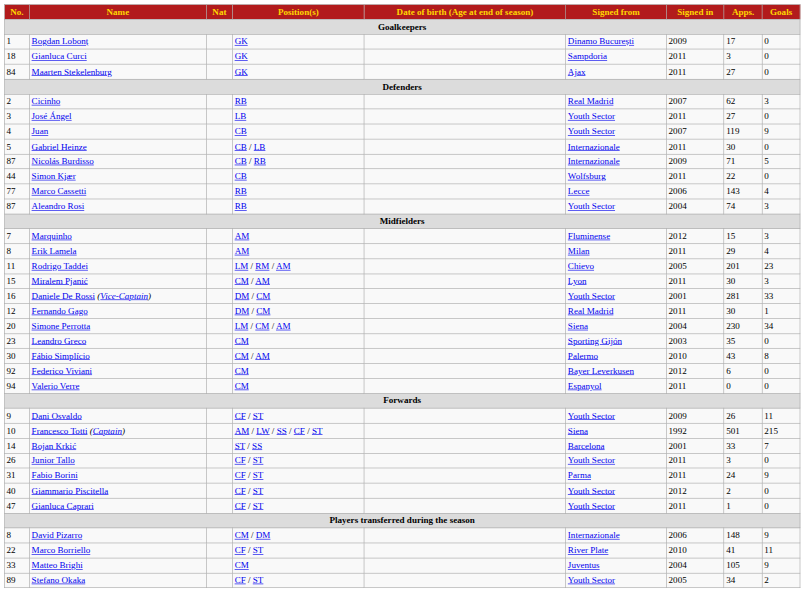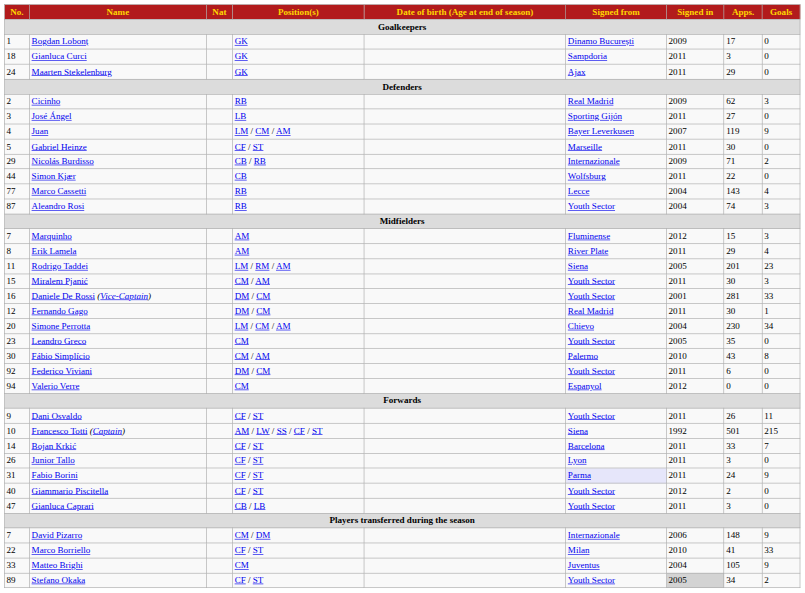(11, 72) 84 -> (11, 72) 24
(731, 72) 27 -> (731, 72) 29
(678, 102) 2007 -> (678, 102) 2009
(591, 117) Youth Sector -> (595, 117) Sporting Gijón
(241, 132) CB -> (263, 132) LM / CM / AM
(591, 132) Youth Sector -> (601, 132) Bayer Leverkusen
(250, 147) CB / LB -> (249, 147) CF / ST
(594, 147) Internazionale -> (585, 147) Marseille
(11, 161) 87 -> (11, 161) 29
(767, 161) 5 -> (767, 161) 2
(678, 191) 2006 -> (678, 191) 2004
(579, 251) Milan -> (588, 251) River Plate
(581, 266) Chievo -> (578, 266) Siena
(577, 281) Lyon -> (591, 281) Youth Sector
(578, 326) Siena -> (581, 326) Chievo
(595, 341) Sporting Gijón -> (591, 341) Youth Sector
(678, 341) 2003 -> (678, 341) 2005
(242, 371) CM -> (253, 371) DM / CM
(601, 371) Bayer Leverkusen -> (591, 371) Youth Sector
(678, 371) 2012 -> (677, 371) 2011
(677, 386) 2011 -> (678, 386) 2012
(678, 416) 2009 -> (677, 416) 2011
(248, 446) ST / SS -> (249, 446) CF / ST
(678, 446) 2001 -> (677, 446) 2011
(591, 461) Youth Sector -> (577, 461) Lyon
(579, 476) no background -> (579, 476) lavender background
(249, 506) CF / ST -> (250, 506) CB / LB
(728, 506) 1 -> (728, 506) 3
(9, 536) 8 -> (9, 536) 7
(588, 551) River Plate -> (579, 551) Milan
(769, 551) 11 -> (769, 551) 33
(678, 580) no background -> (678, 580) lightgrey background
